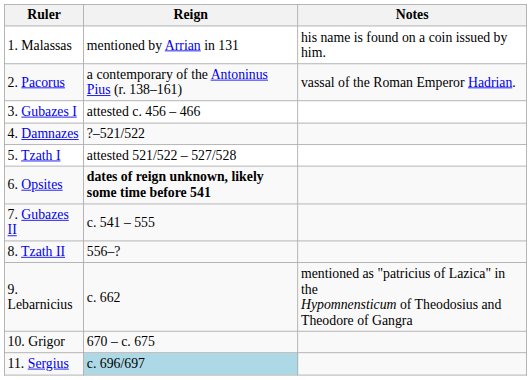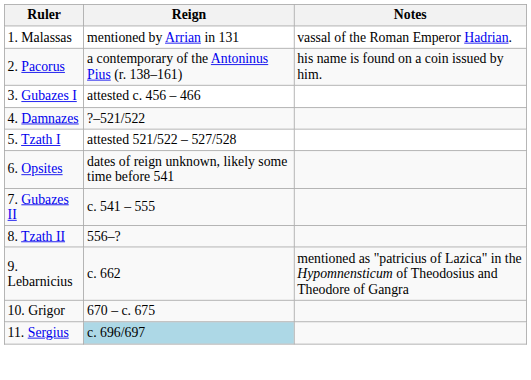(404, 44) his name is found on a coin issued by him. -> (405, 37) vassal of the Roman Emperor Hadrian.
(408, 82) vassal of the Roman Emperor Hadrian. -> (400, 66) his name is found on a coin issued by him.
(175, 185) bold -> (187, 169) normal
